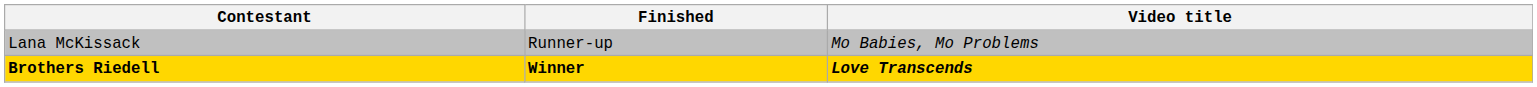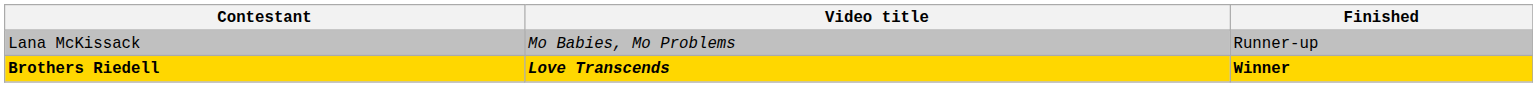columns swapped: (1180, 17) <-> (676, 17)
